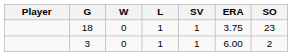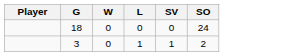- column: (233, 12)
(160, 28) 1 -> (140, 28) 0
(197, 28) 1 -> (172, 28) 0
(270, 28) 23 -> (203, 28) 24
